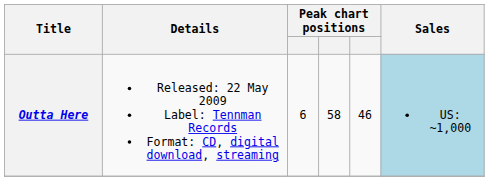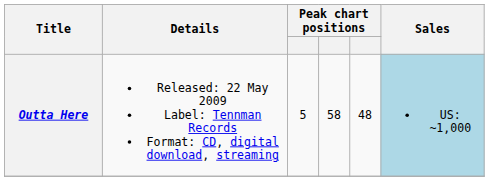(303, 115) 6 -> (303, 115) 5
(365, 115) 46 -> (365, 115) 48
